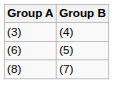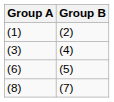+ row: (14, 32)
